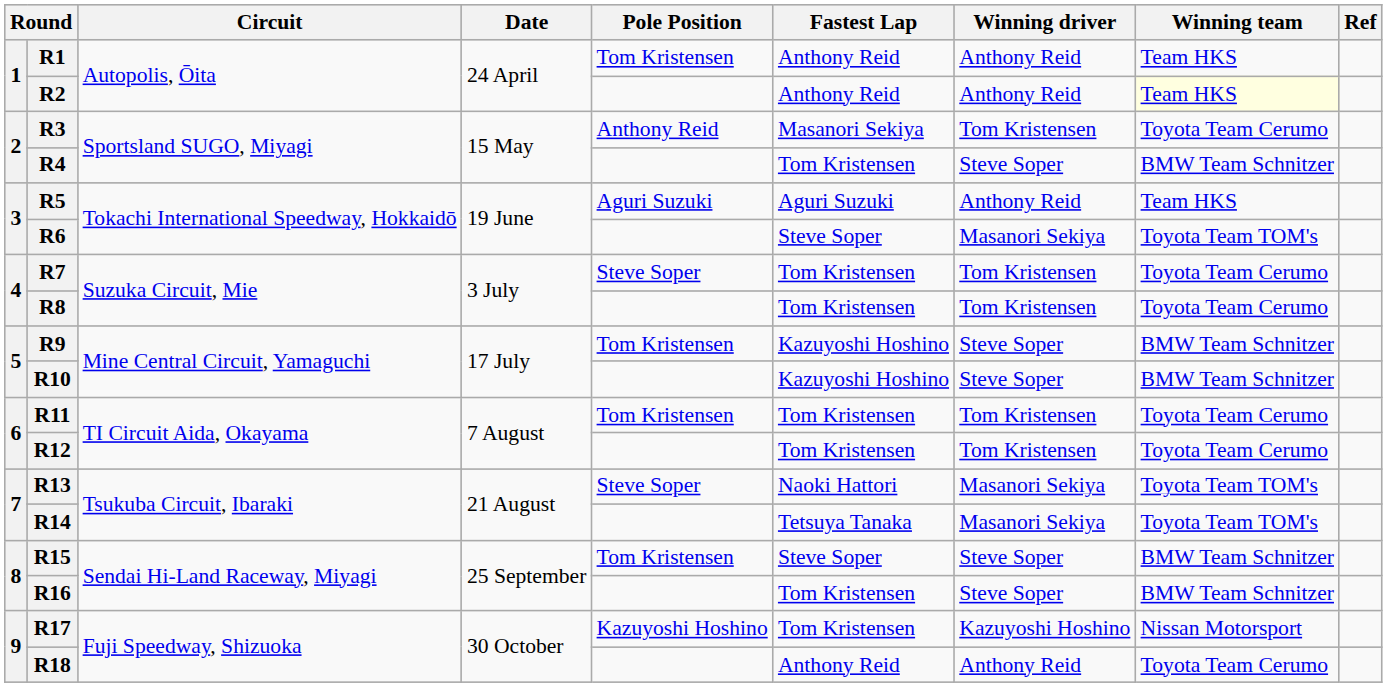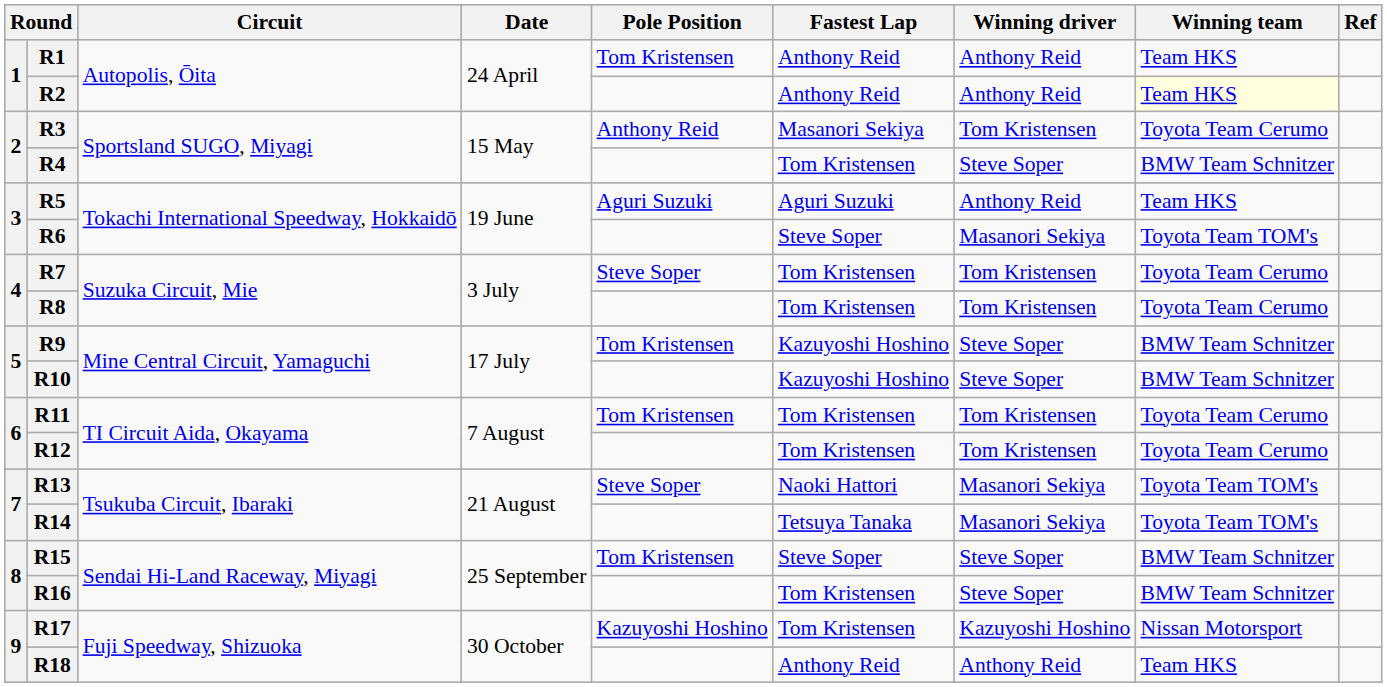(1234, 664) Toyota Team Cerumo -> (1189, 664) Team HKS
